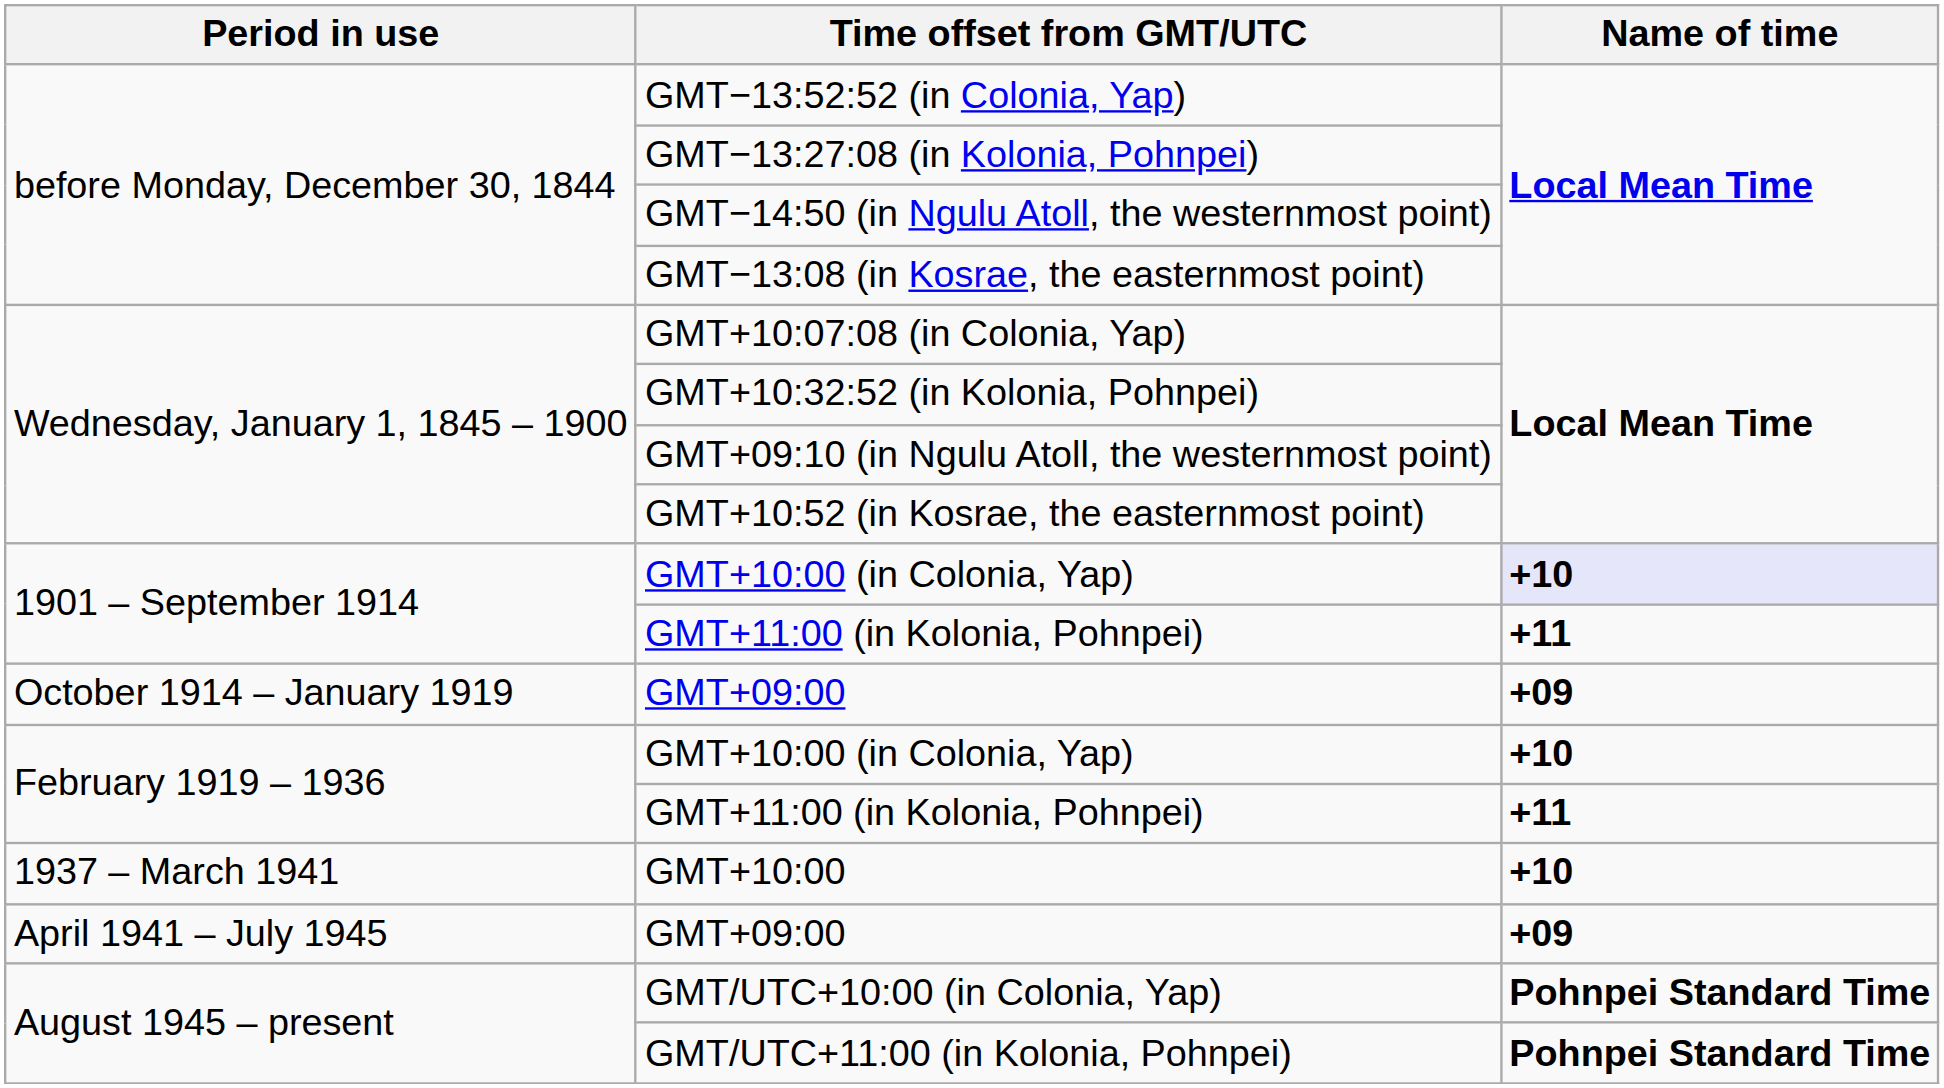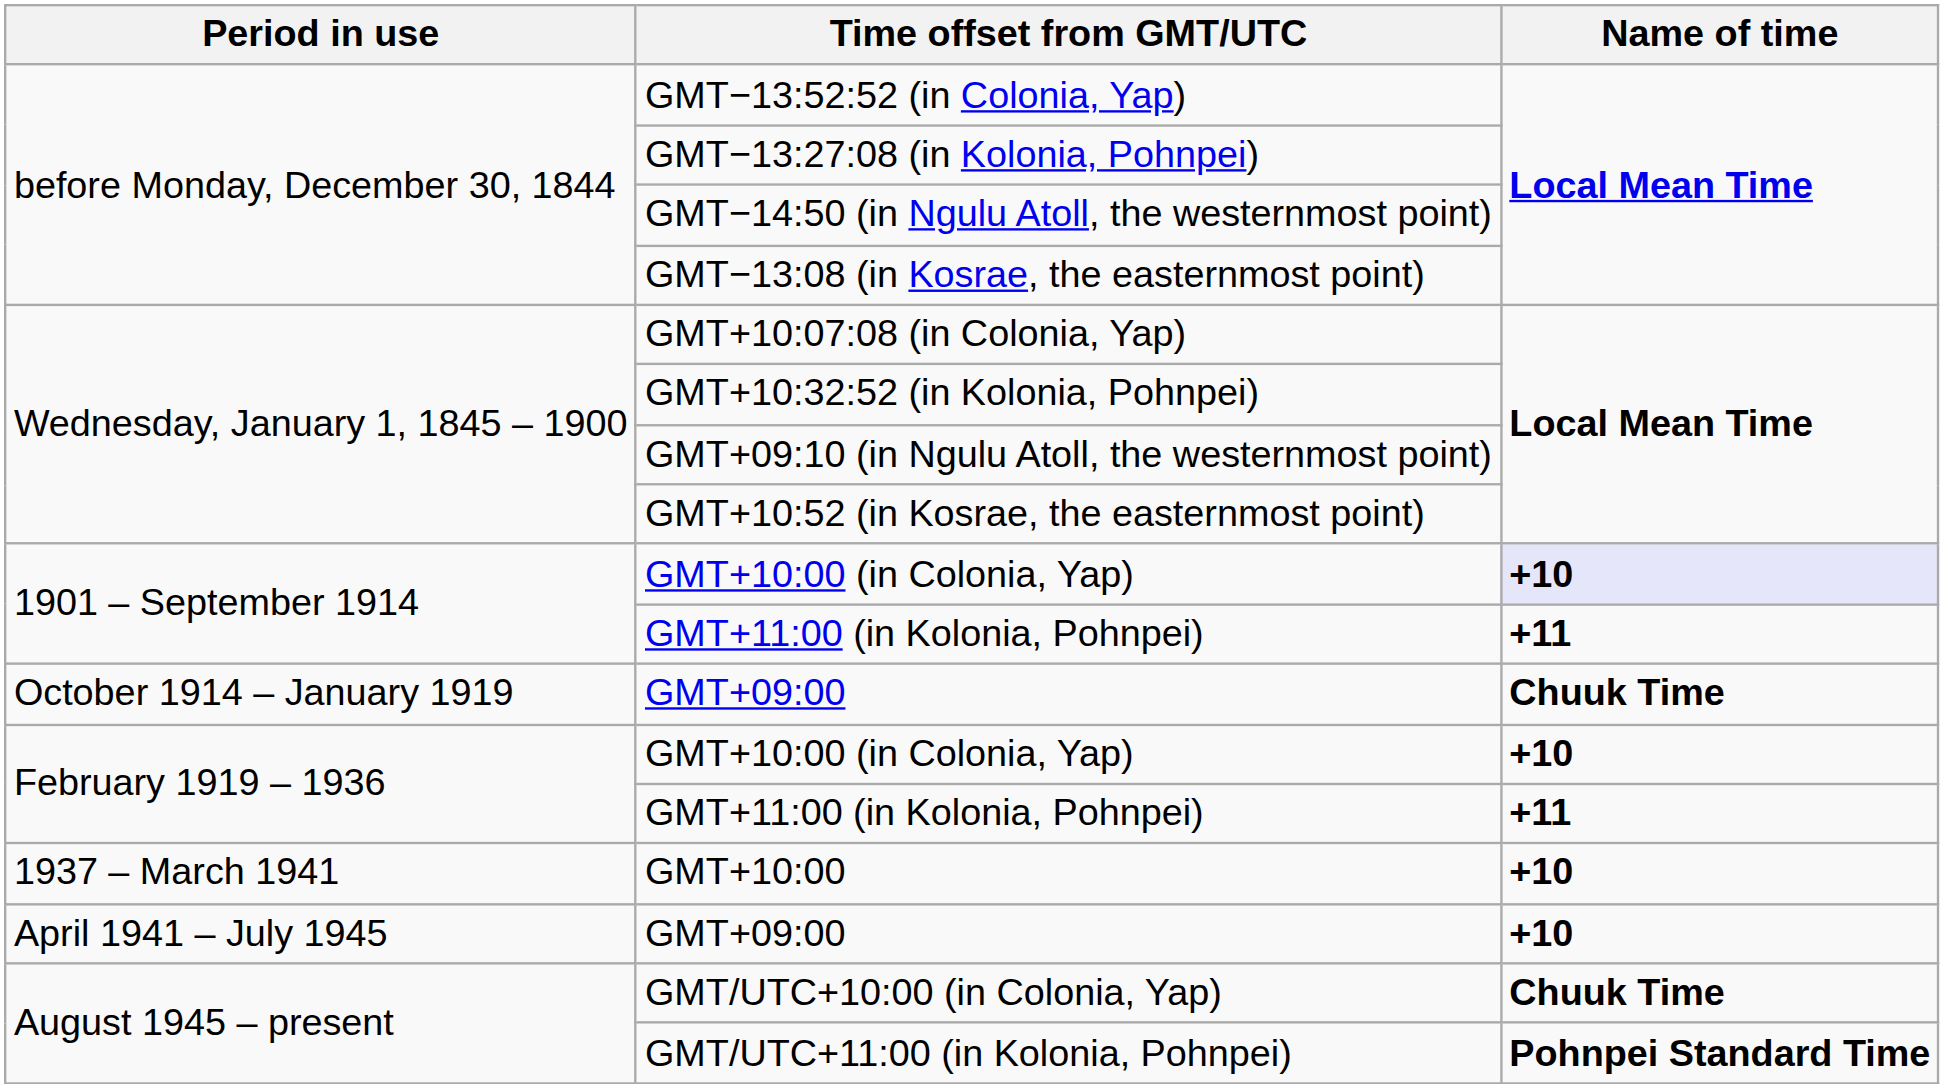(1541, 693) +09 -> (1617, 693) Chuuk Time
(1541, 932) +09 -> (1541, 932) +10
(1720, 992) Pohnpei Standard Time -> (1617, 992) Chuuk Time
